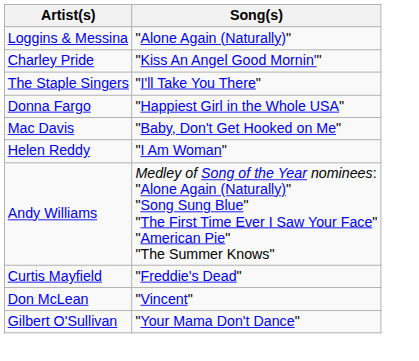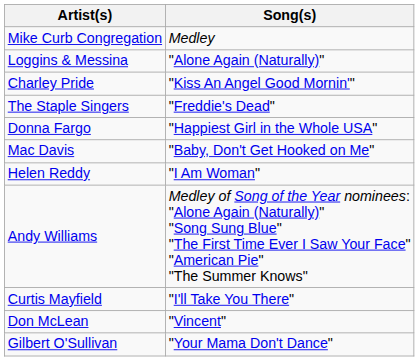+ row: (85, 38)
(198, 83) "I'll Take You There" -> (222, 106) "Freddie's Dead"
(189, 276) "Freddie's Dead" -> (231, 299) "I'll Take You There"
